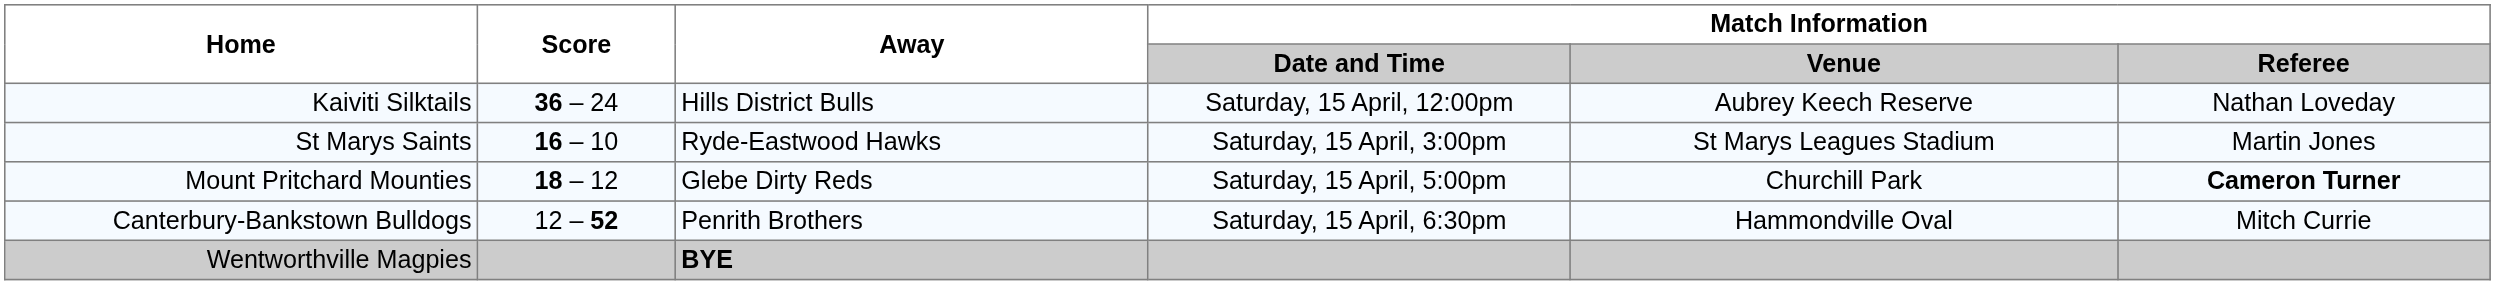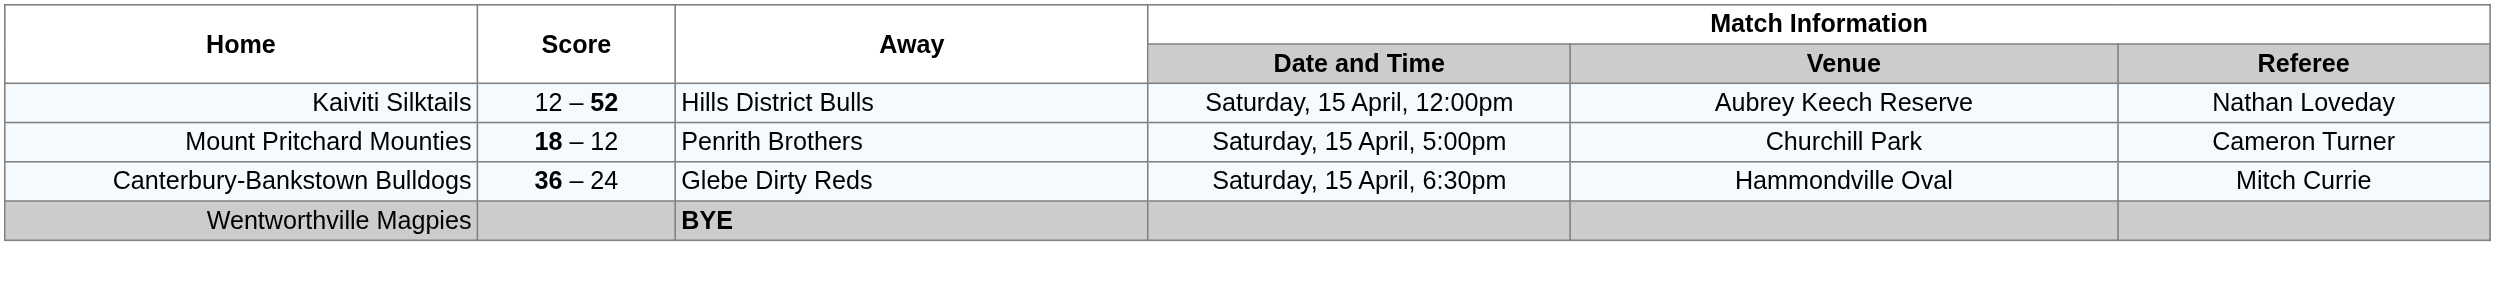(576, 102) 36 – 24 -> (576, 102) 12 – 52
- row: (384, 141)
(777, 181) Glebe Dirty Reds -> (772, 141) Penrith Brothers
(2304, 181) bold -> (2304, 141) normal
(576, 220) 12 – 52 -> (576, 181) 36 – 24
(772, 220) Penrith Brothers -> (777, 181) Glebe Dirty Reds
